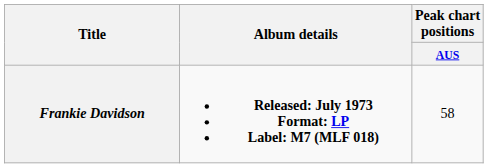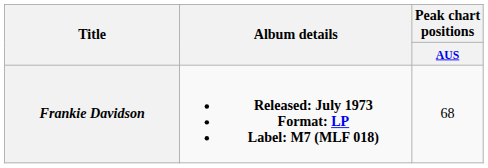(448, 114) 58 -> (448, 114) 68
